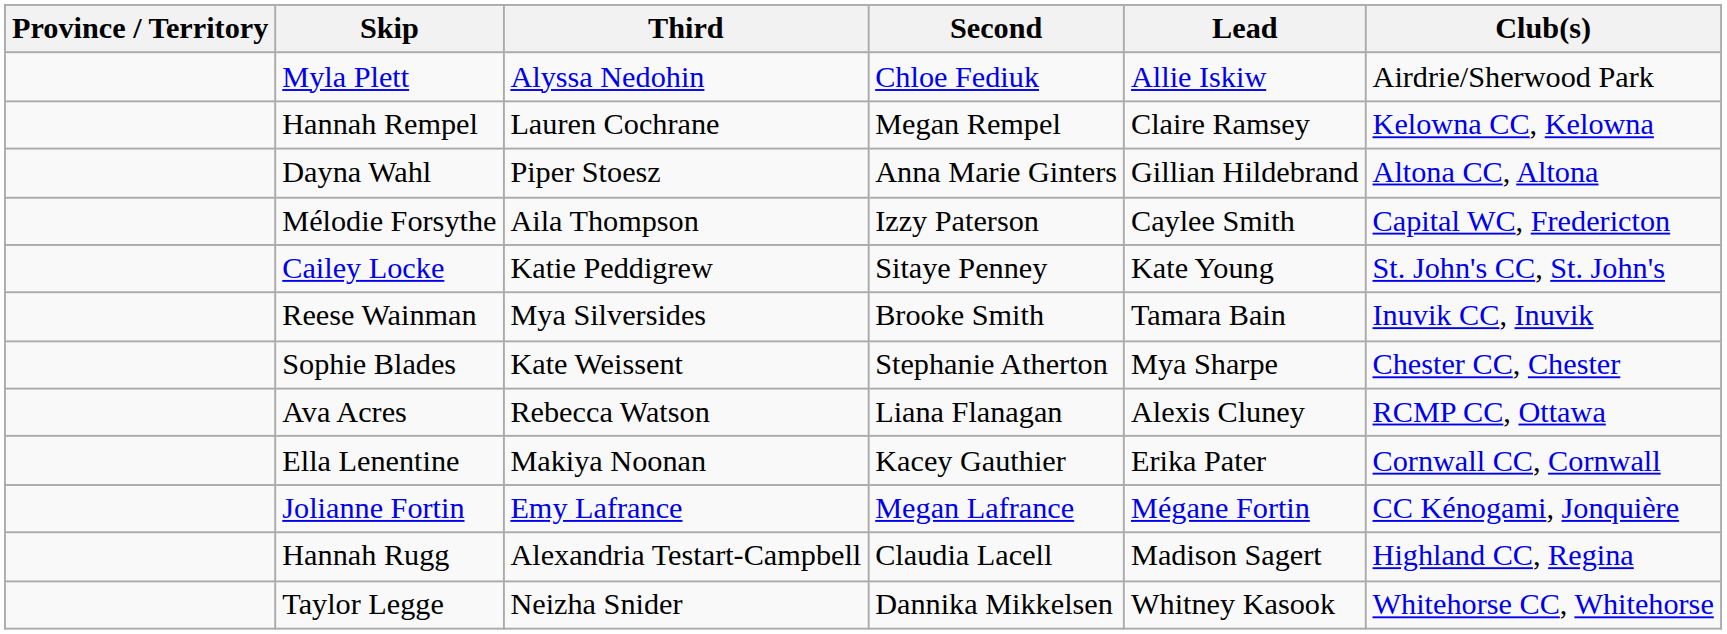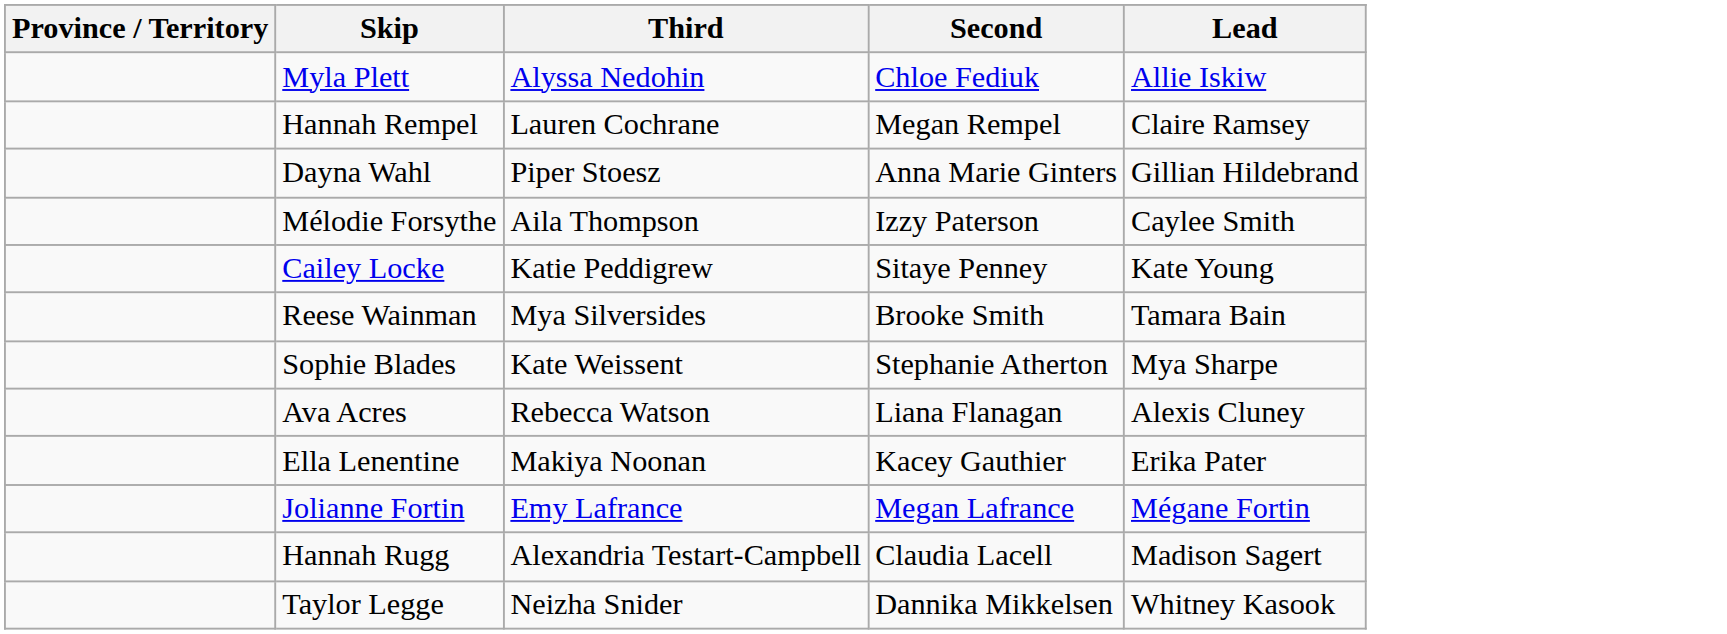- column: (1543, 28)
